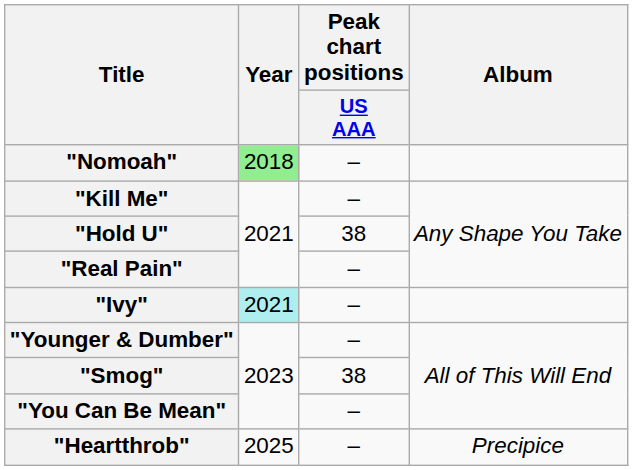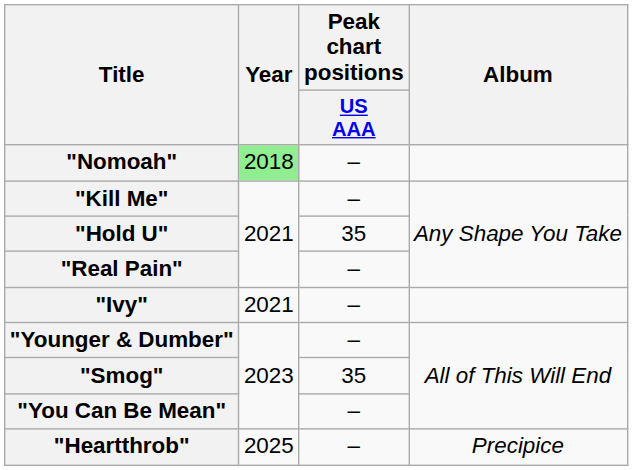(354, 233) 38 -> (354, 233) 35
(269, 304) paleturquoise background -> (269, 304) no background
(354, 375) 38 -> (354, 375) 35
